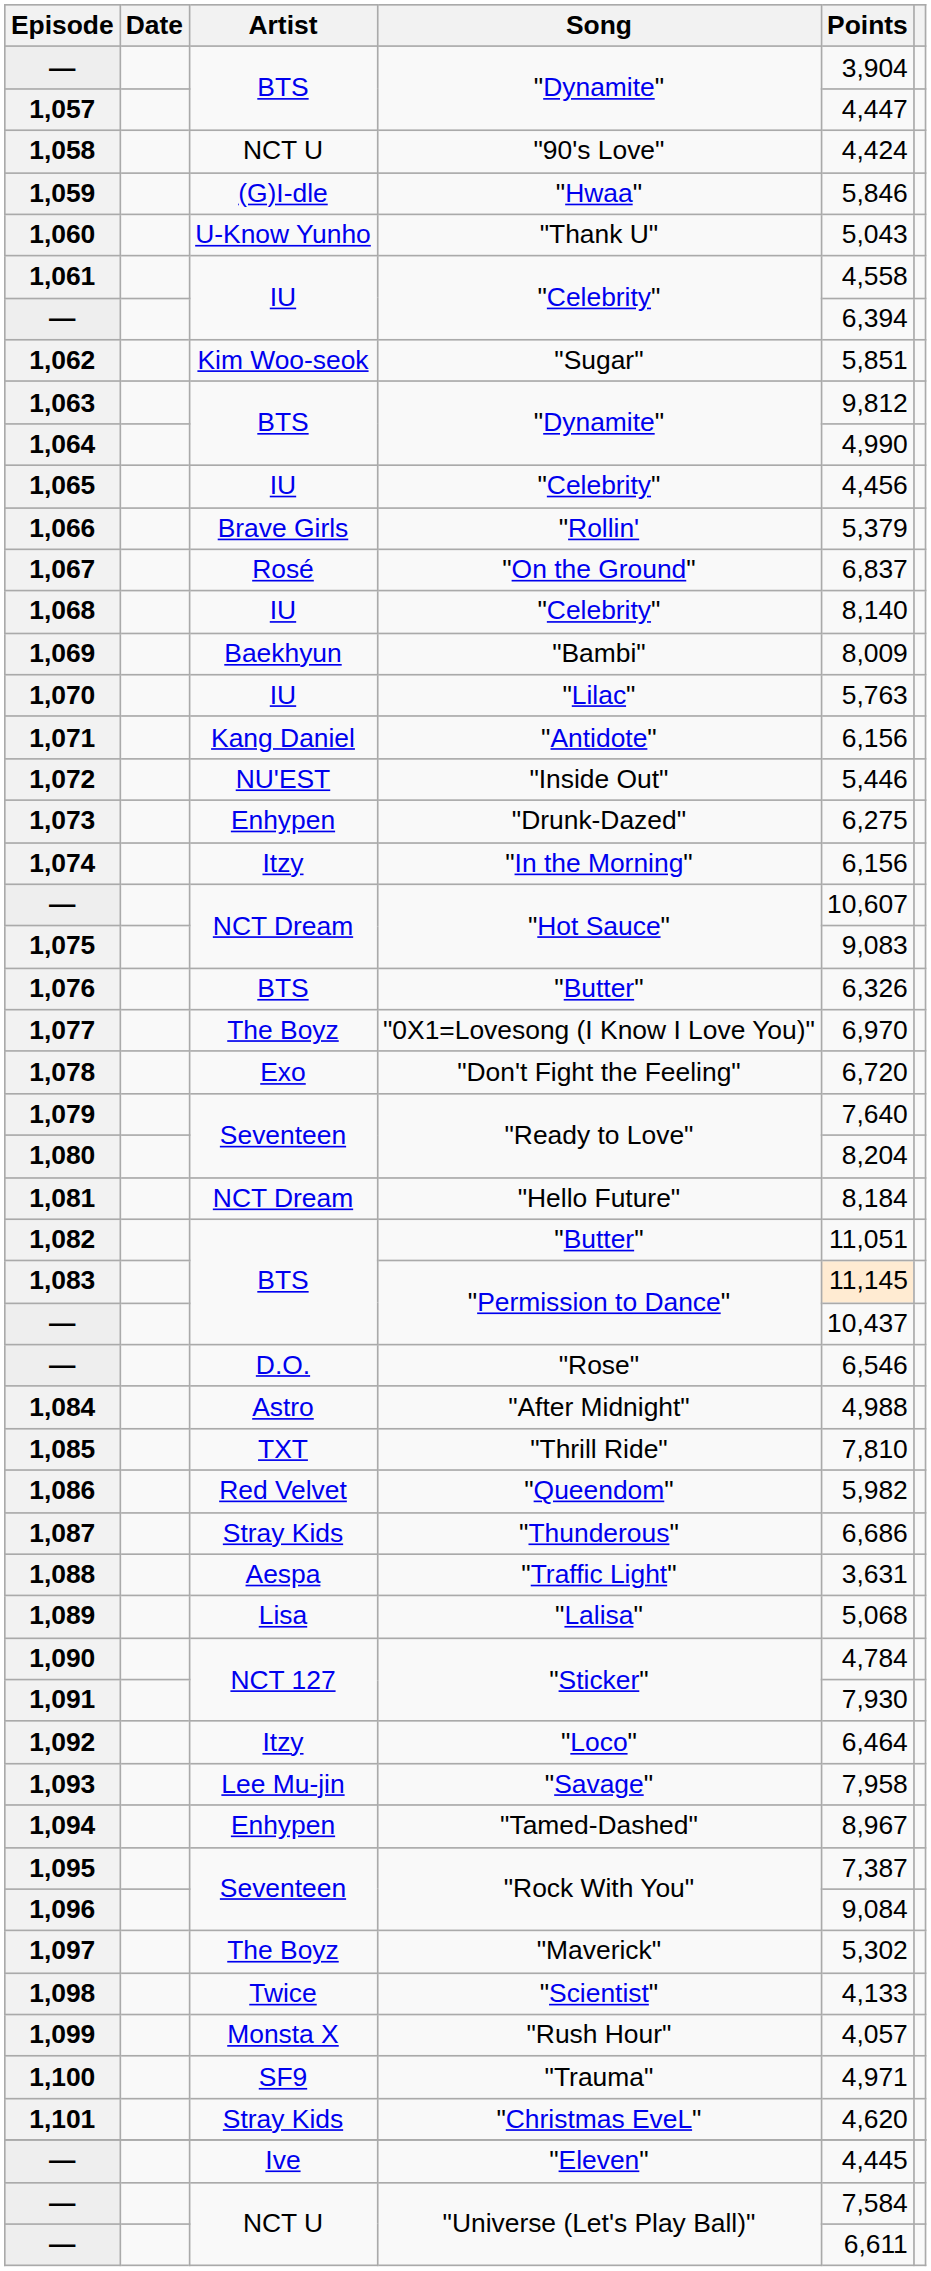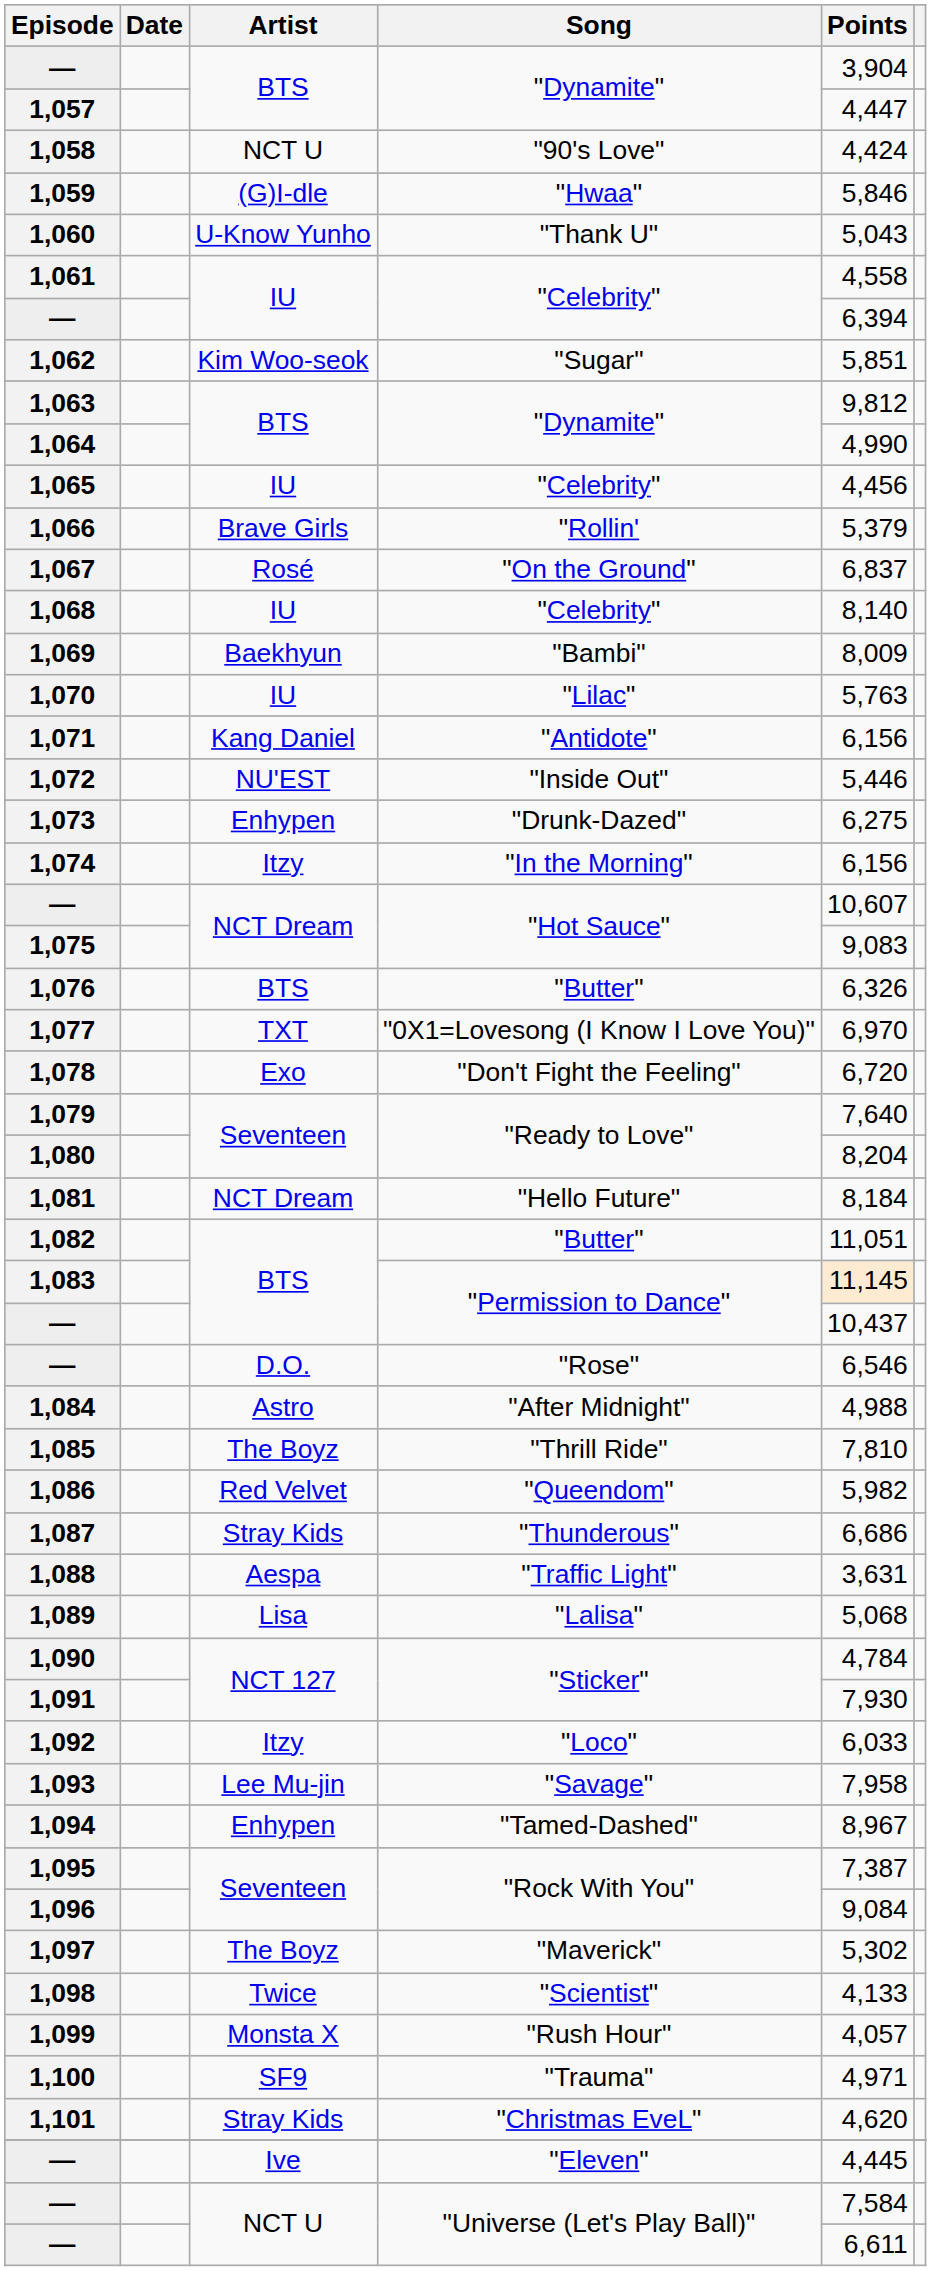(283, 1030) The Boyz -> (283, 1030) TXT
(283, 1448) TXT -> (283, 1448) The Boyz
(875, 1742) 6,464 -> (875, 1742) 6,033
